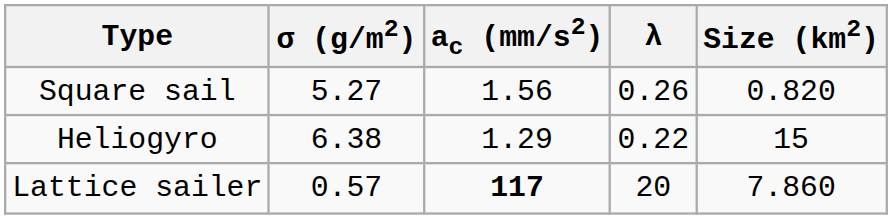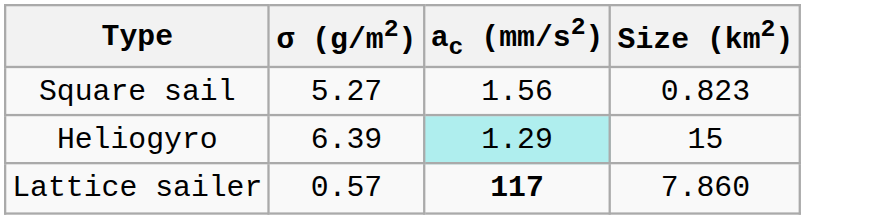- column: (653, 36)
(791, 91) 0.820 -> (705, 91) 0.823
(346, 140) 6.38 -> (346, 140) 6.39
(517, 140) no background -> (517, 140) paleturquoise background
